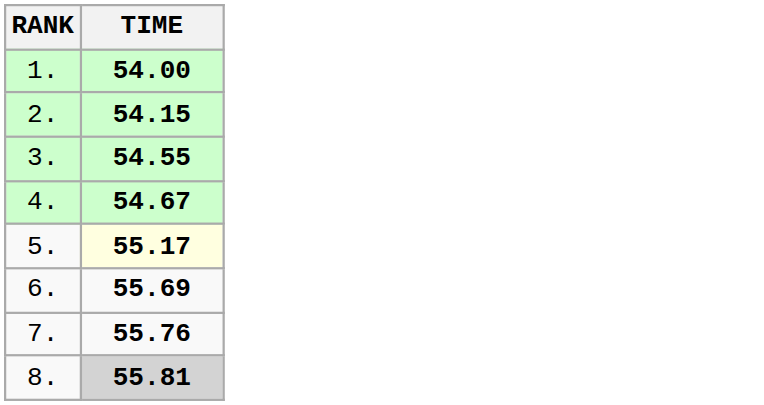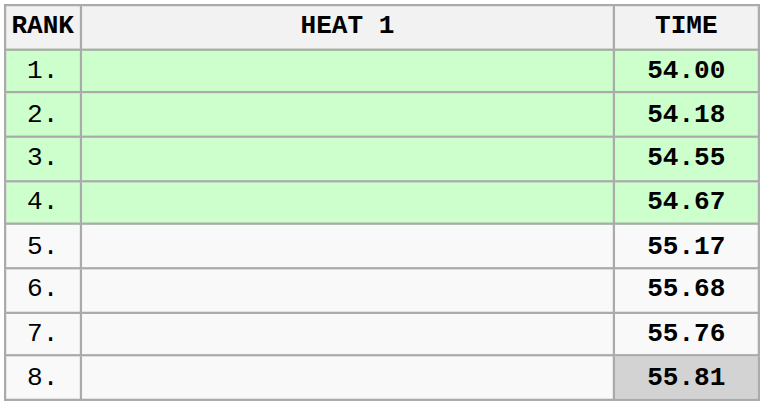+ column: (348, 27)
(152, 114) 54.15 -> (686, 114) 54.18
(152, 246) lightyellow background -> (686, 246) no background
(152, 290) 55.69 -> (686, 290) 55.68
